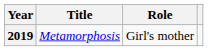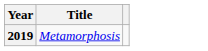- column: (160, 14)
